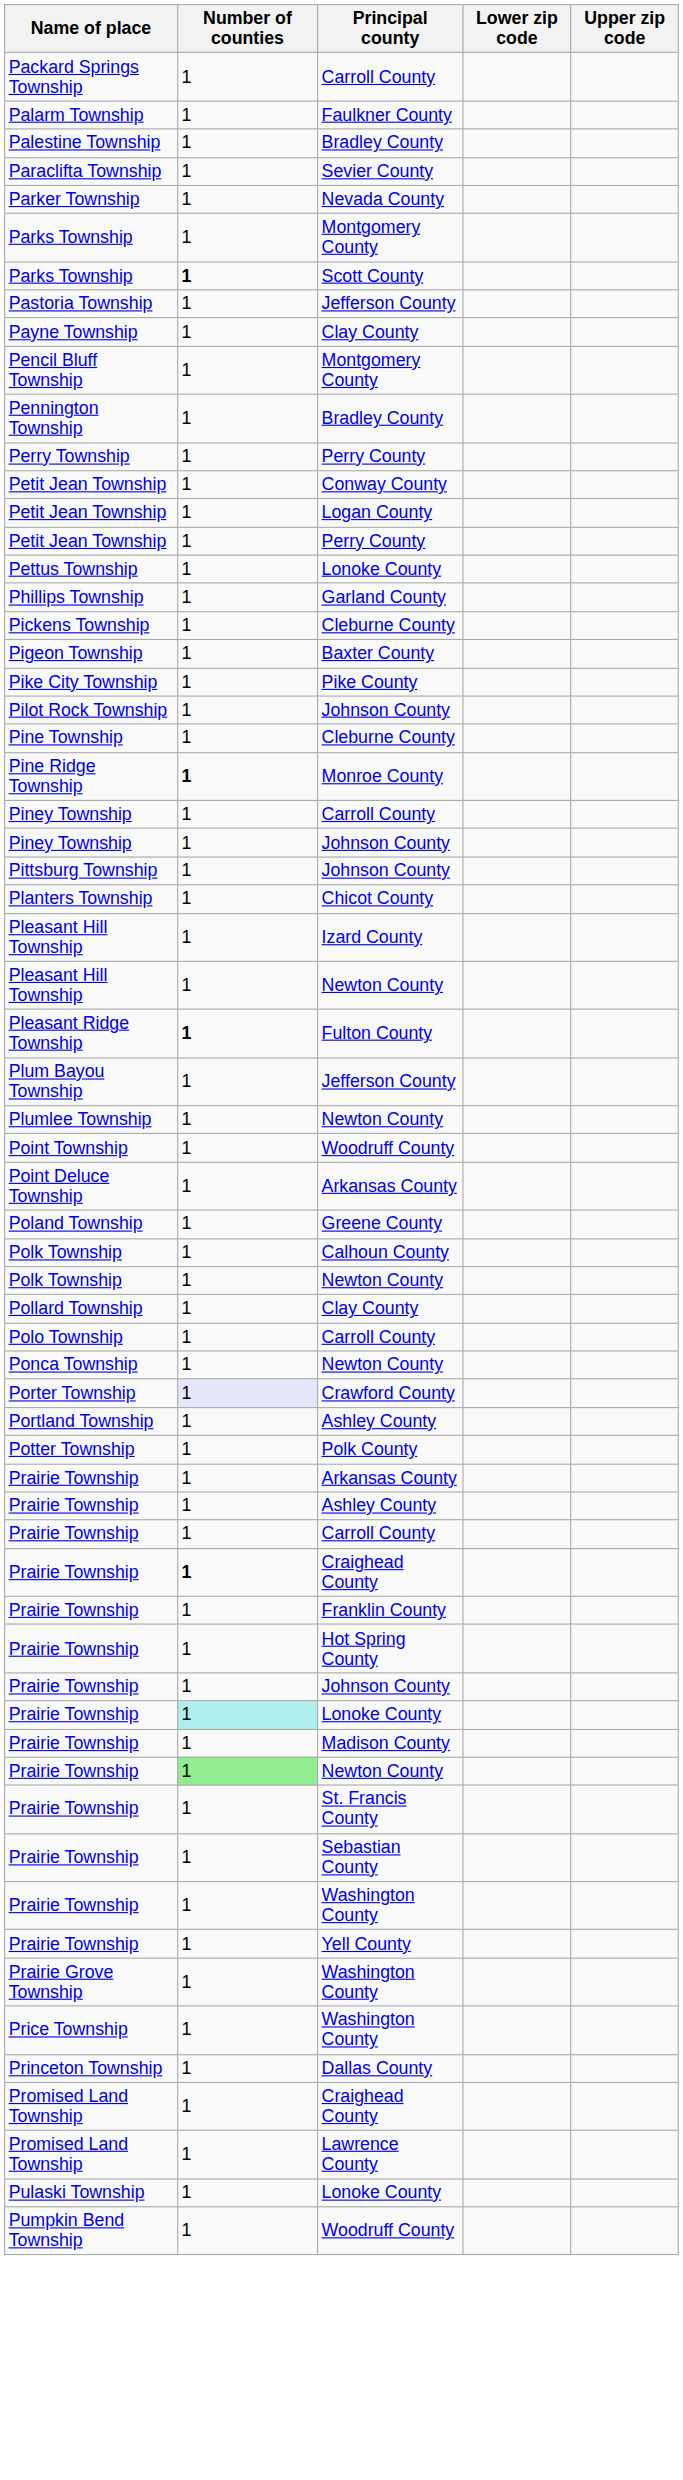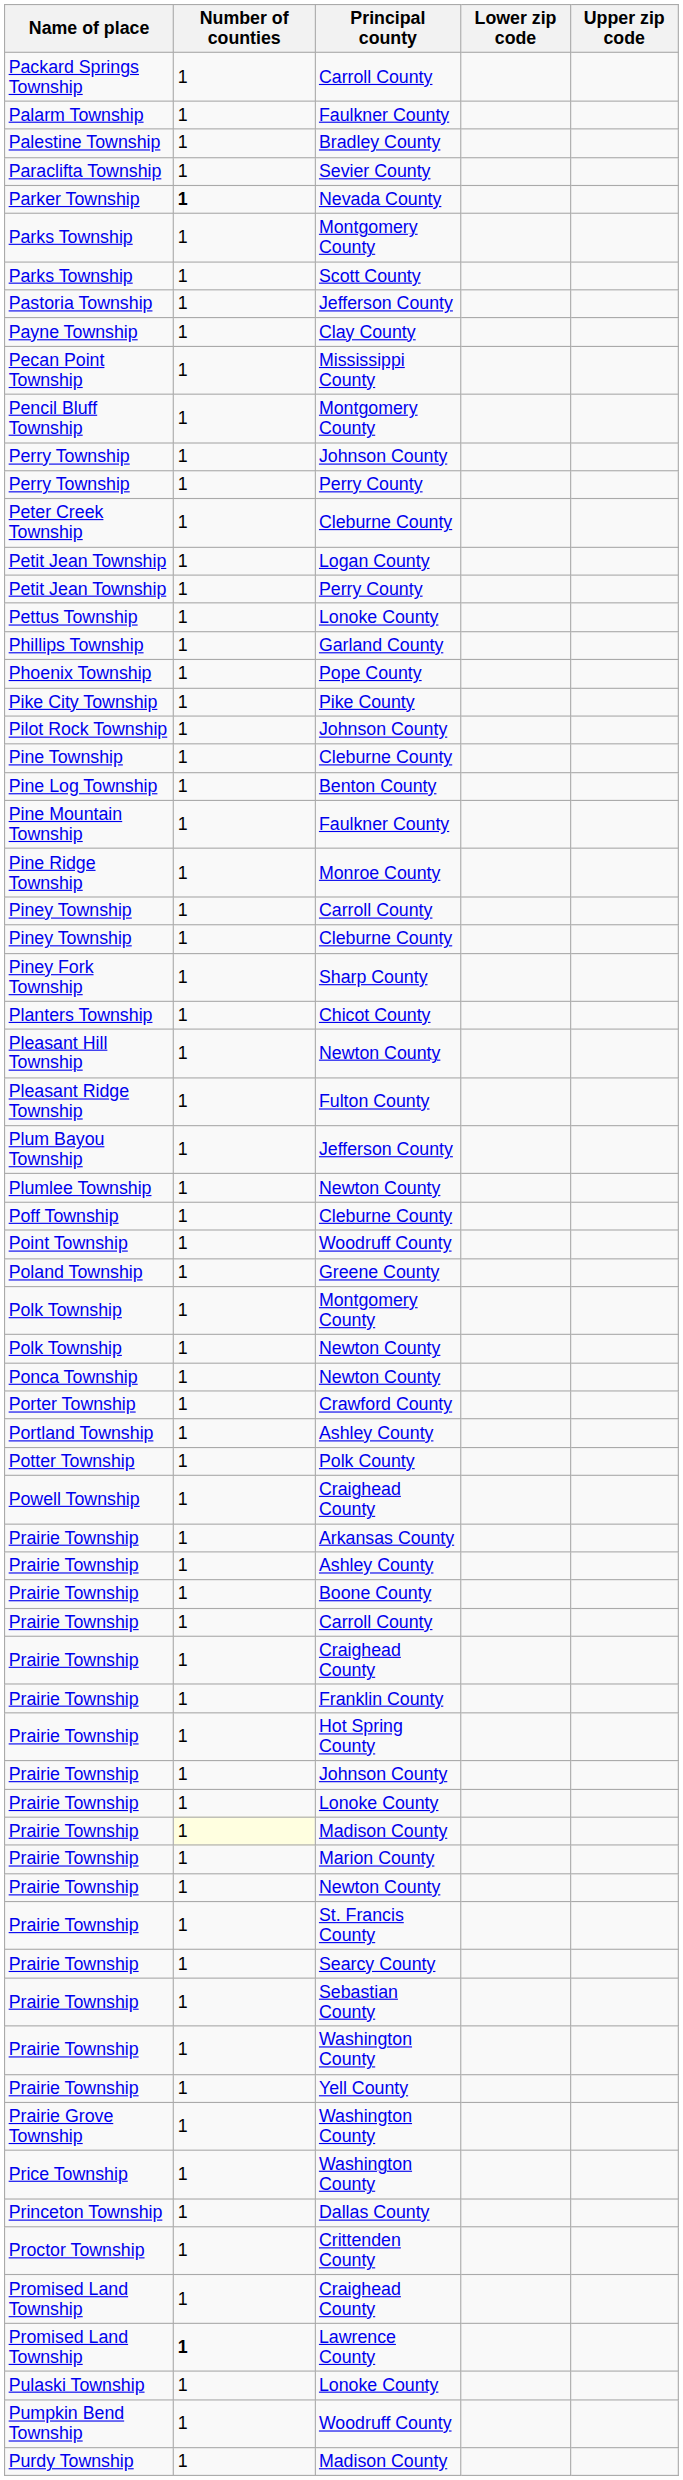(186, 199) normal -> (183, 199) bold
(186, 275) bold -> (183, 275) normal
+ row: (57, 370)
- row: (54, 418)
+ row: (69, 456)
+ row: (56, 522)
- row: (87, 484)
+ row: (80, 673)
- row: (79, 625)
- row: (76, 653)
+ row: (83, 786)
+ row: (65, 824)
(186, 776) bold -> (183, 872) normal
+ row: (70, 938)
- row: (70, 842)
+ row: (51, 977)
- row: (83, 870)
- row: (58, 937)
(186, 1033) bold -> (183, 1101) normal
+ row: (64, 1215)
- row: (59, 1186)
- row: (65, 1252)
+ row: (65, 1310)
- row: (76, 1308)
- row: (66, 1336)
(186, 1393) lavender background -> (183, 1404) no background
+ row: (74, 1499)
+ row: (74, 1593)
(186, 1572) bold -> (183, 1660) normal
(186, 1714) paleturquoise background -> (183, 1802) no background
(186, 1742) no background -> (183, 1831) lightyellow background
+ row: (74, 1859)
(186, 1771) lightgreen background -> (183, 1887) no background
+ row: (74, 1963)
+ row: (77, 2250)
(186, 2154) normal -> (183, 2347) bold
+ row: (71, 2461)
